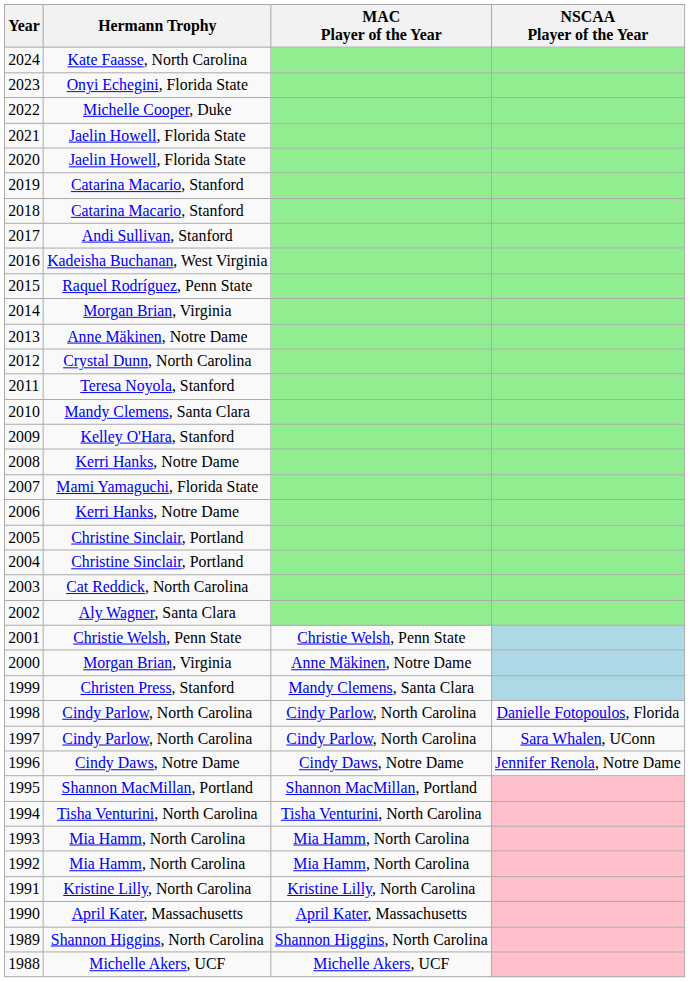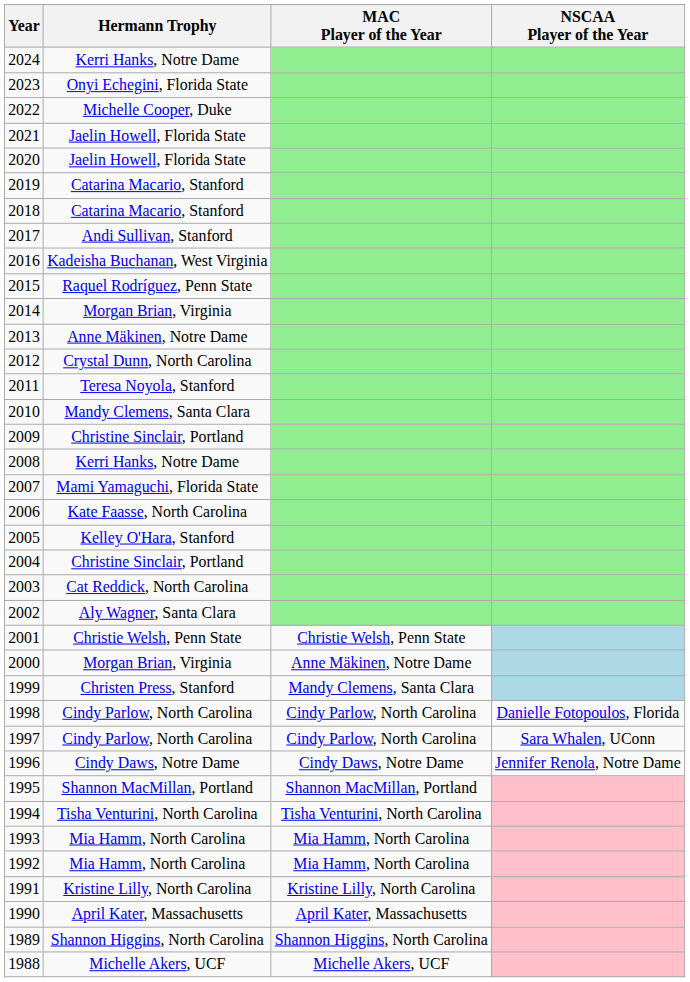(157, 60) Kate Faasse, North Carolina -> (157, 60) Kerri Hanks, Notre Dame
(157, 436) Kelley O'Hara, Stanford -> (157, 436) Christine Sinclair, Portland
(157, 512) Kerri Hanks, Notre Dame -> (157, 512) Kate Faasse, North Carolina
(157, 537) Christine Sinclair, Portland -> (157, 537) Kelley O'Hara, Stanford
